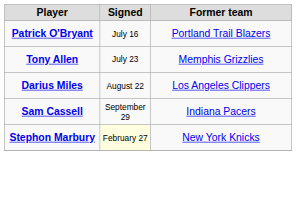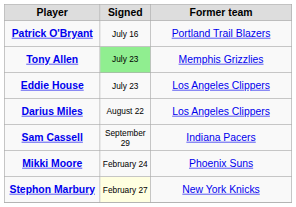(125, 60) no background -> (125, 60) lightgreen background
+ row: (52, 85)
+ row: (52, 163)
